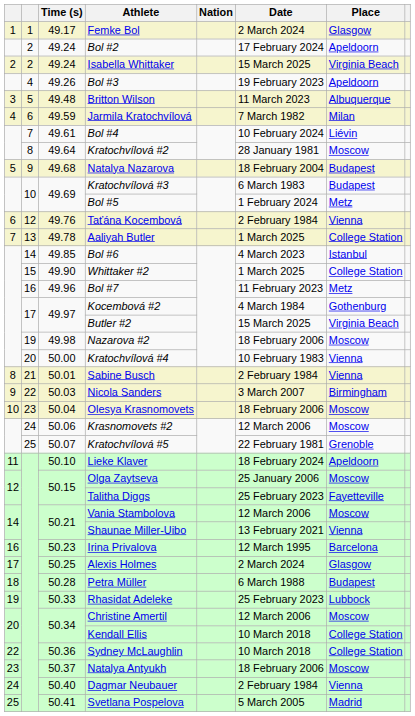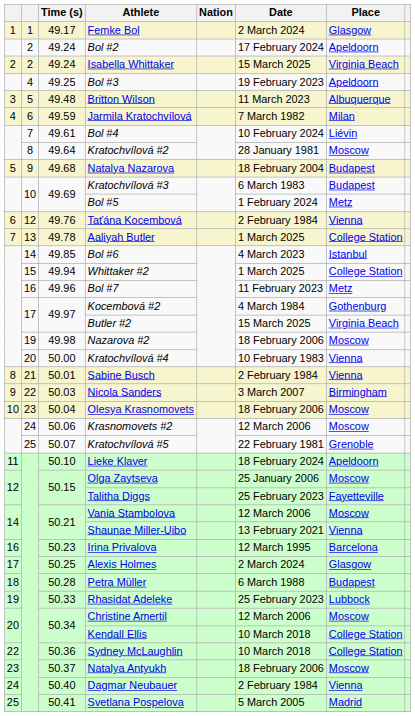(62, 82) 49.26 -> (62, 82) 49.25
(62, 271) 49.90 -> (62, 271) 49.94
